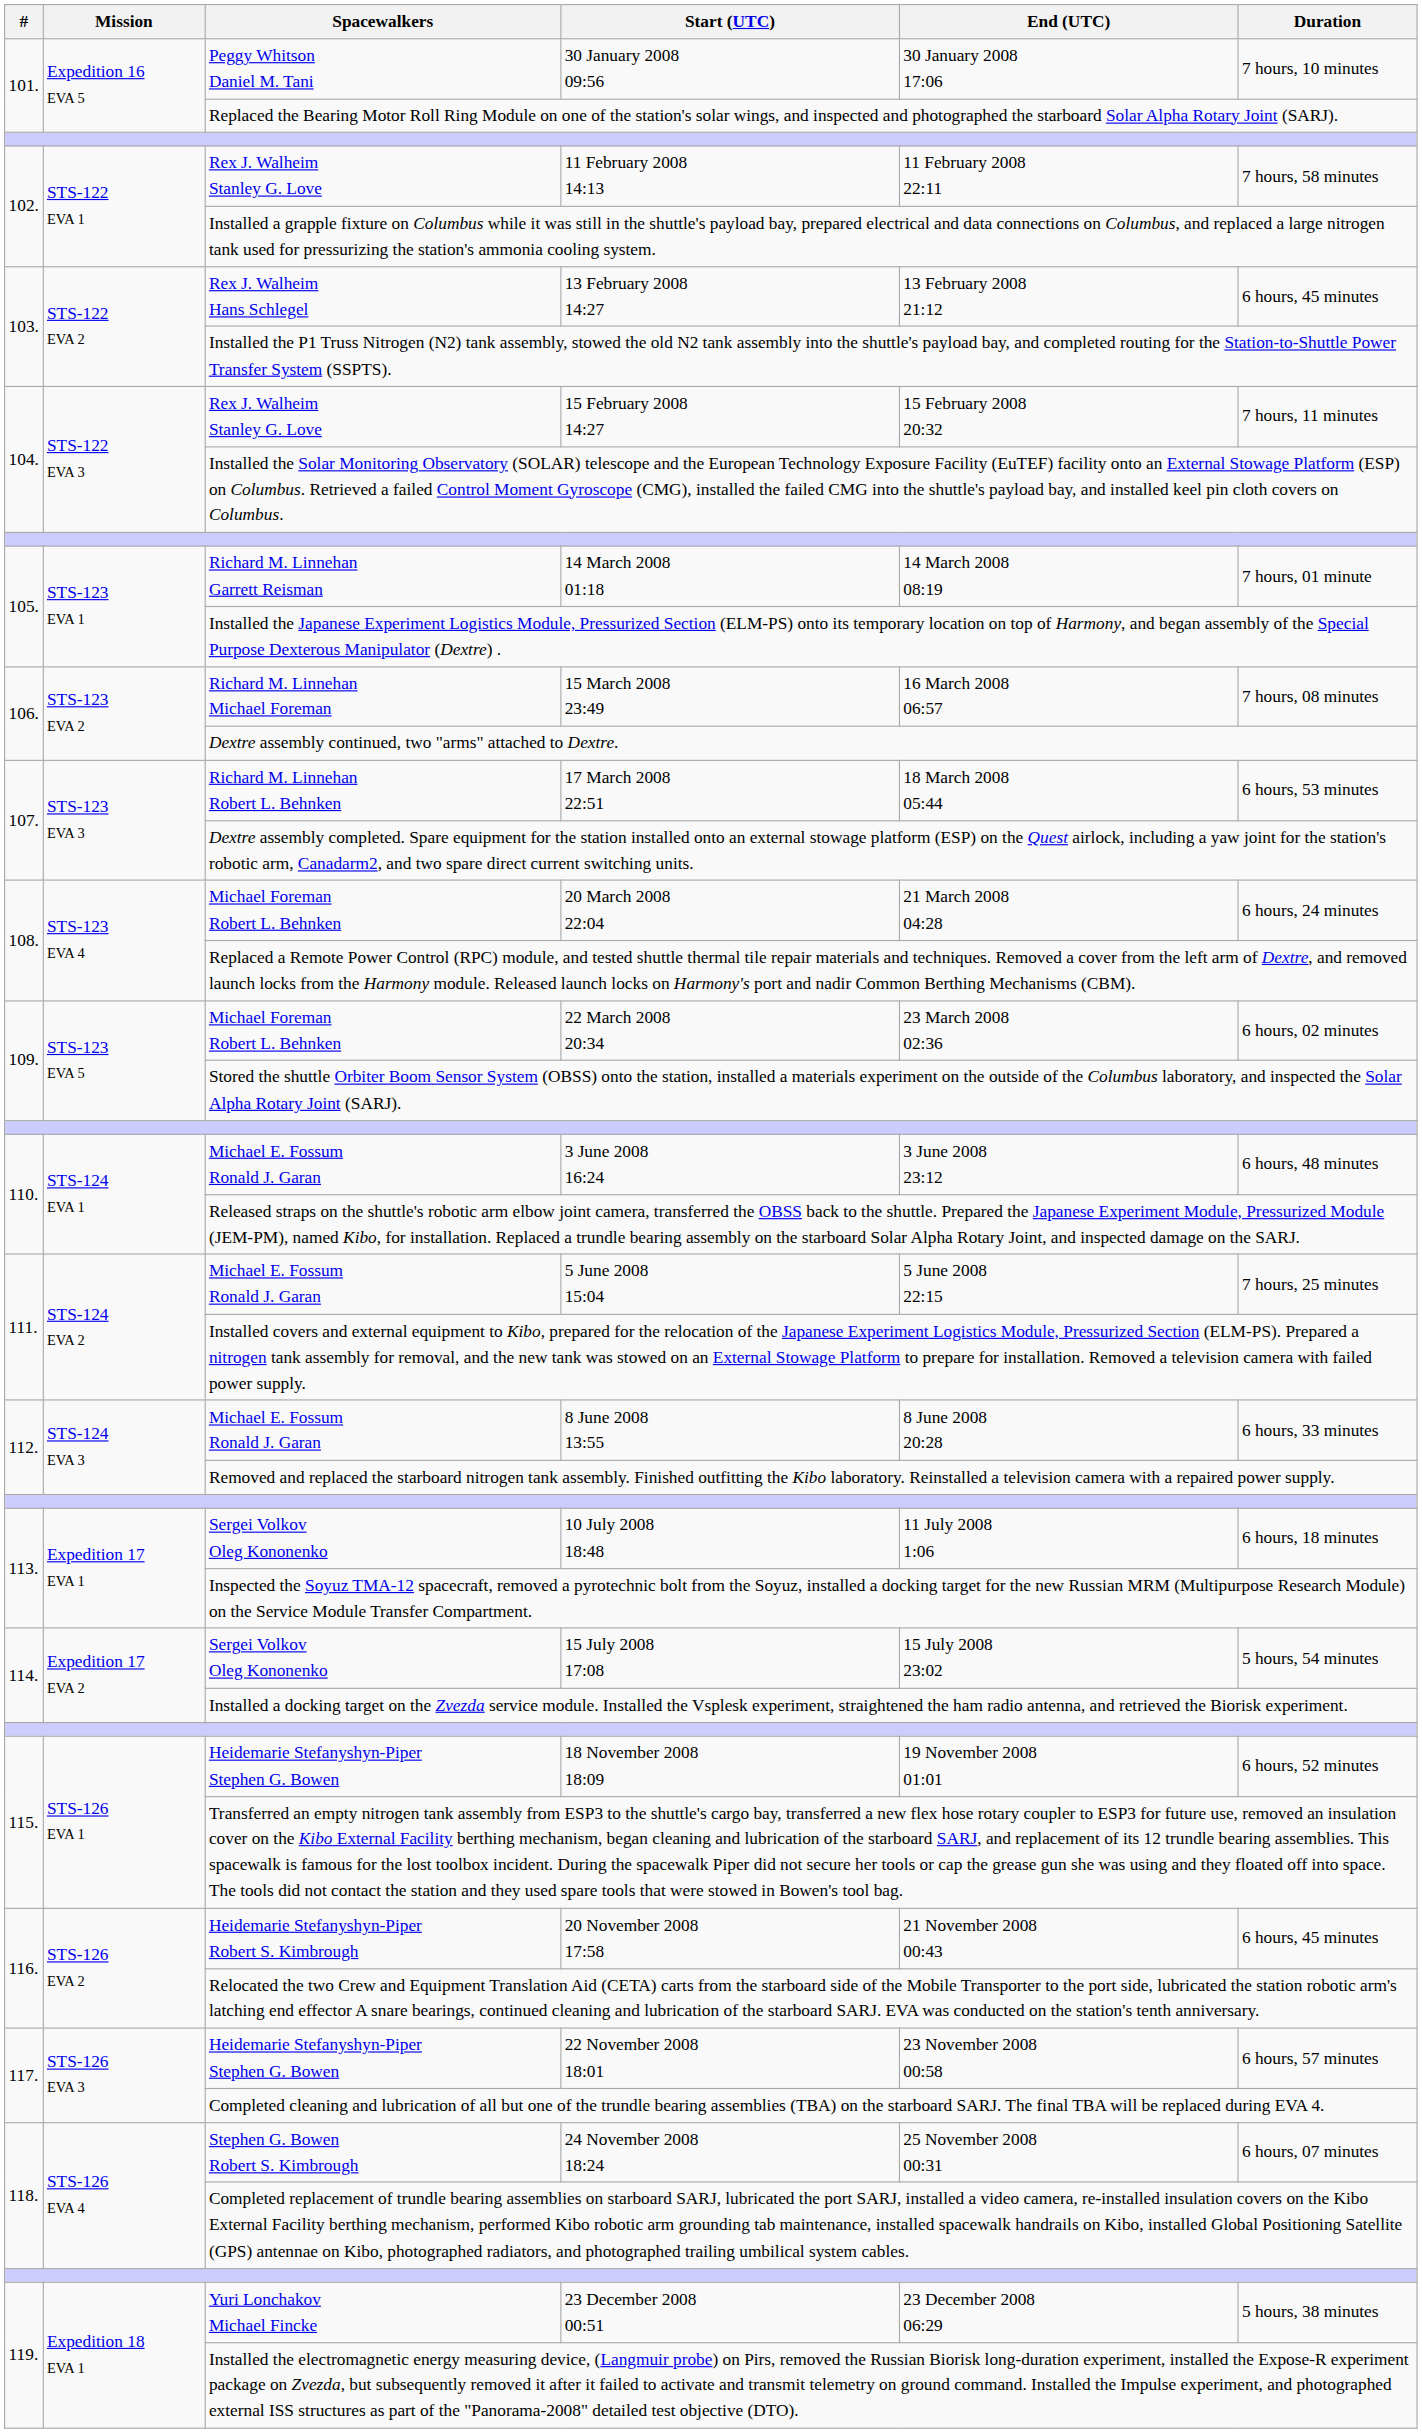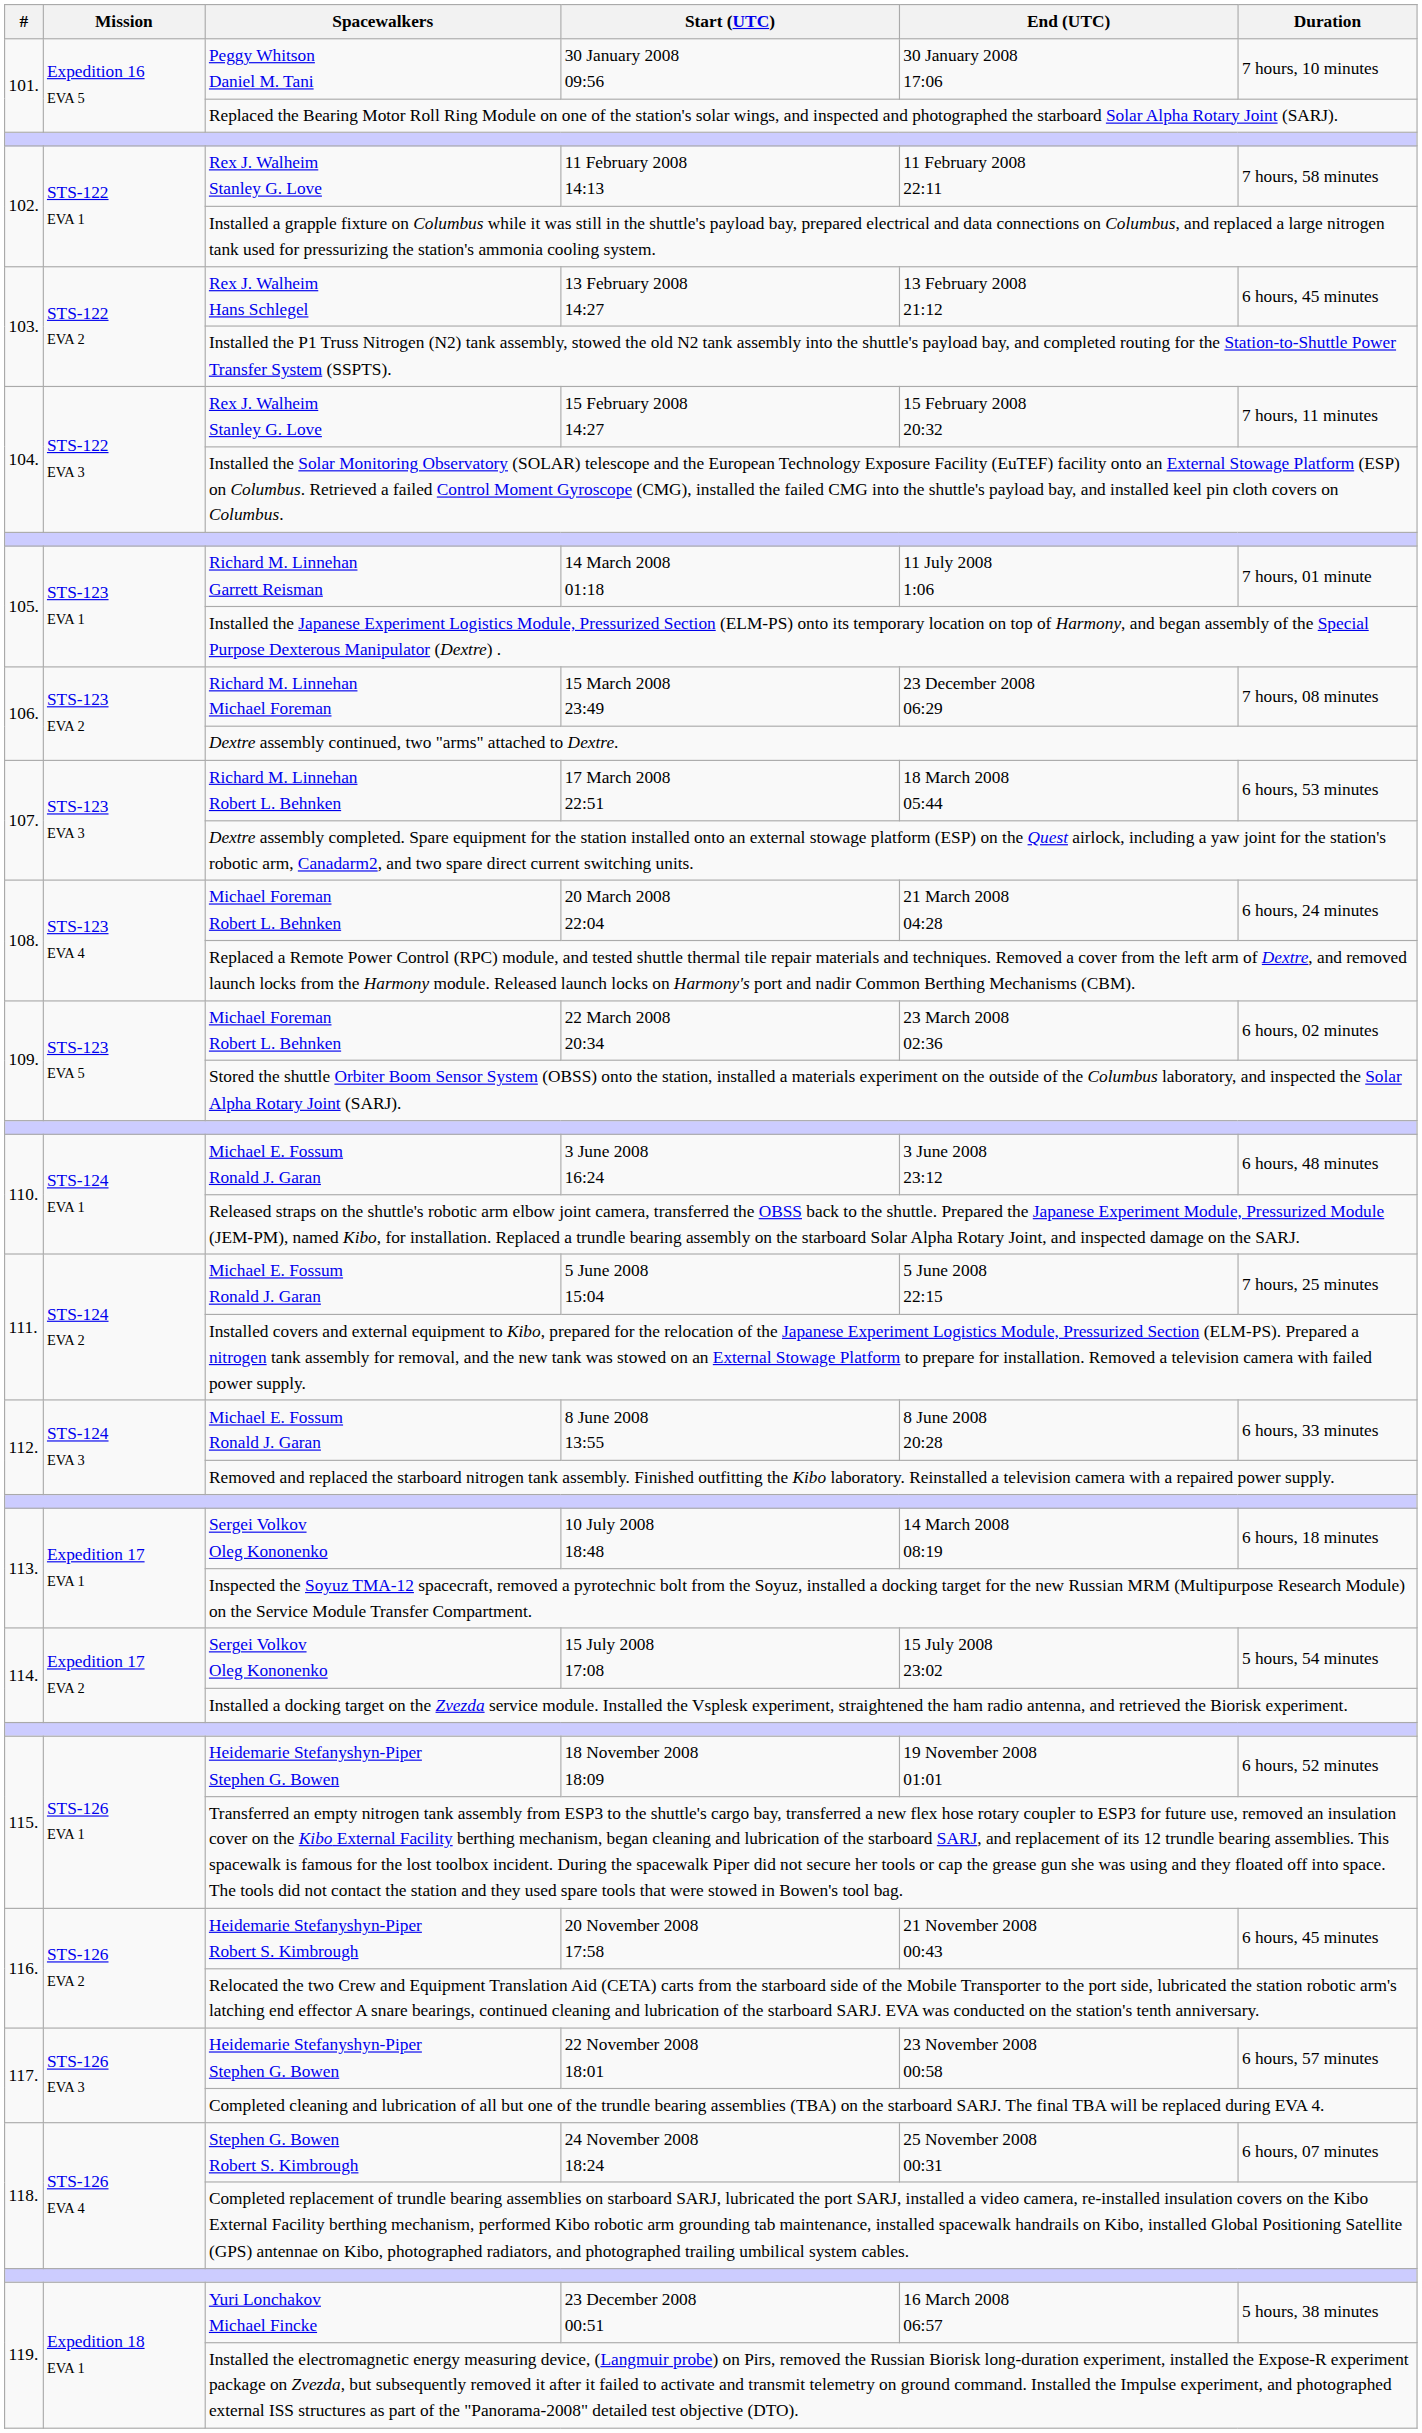(956, 576) 14 March 2008 08:19 -> (948, 576) 11 July 2008 1:06
(956, 696) 16 March 2008 06:57 -> (969, 696) 23 December 2008 06:29
(948, 1537) 11 July 2008 1:06 -> (956, 1537) 14 March 2008 08:19
(969, 2311) 23 December 2008 06:29 -> (956, 2311) 16 March 2008 06:57
